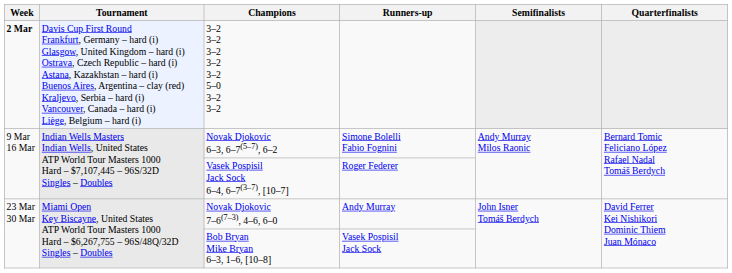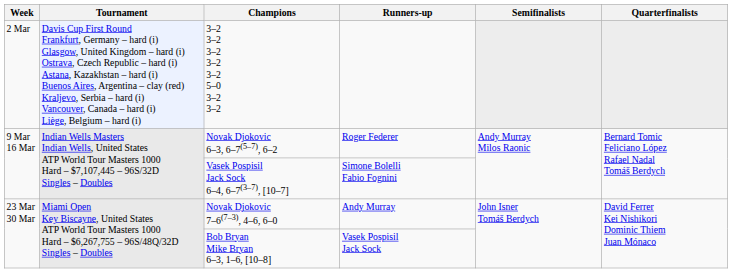(19, 28) bold -> (18, 28) normal
(371, 142) Simone Bolelli Fabio Fognini -> (370, 136) Roger Federer
(370, 166) Roger Federer -> (371, 172) Simone Bolelli Fabio Fognini
